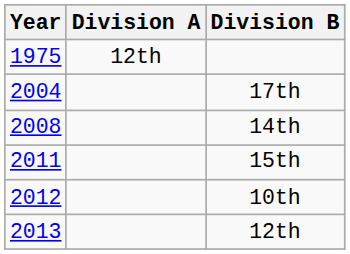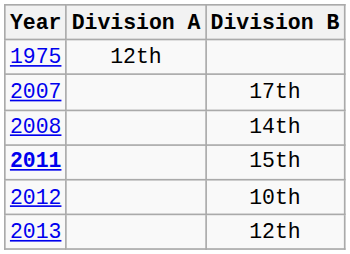(36, 92) 2004 -> (36, 92) 2007
(36, 162) normal -> (36, 162) bold
